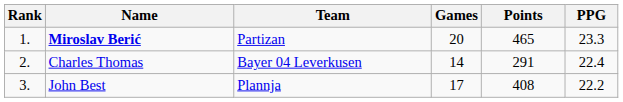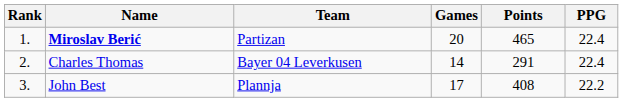(591, 39) 23.3 -> (591, 39) 22.4
